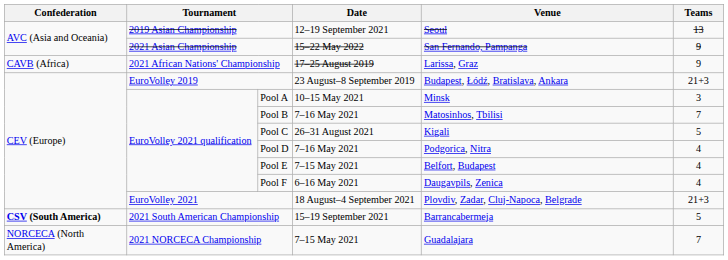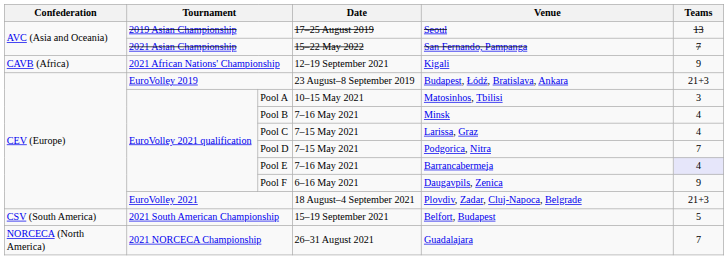(341, 30) 12–19 September 2021 -> (334, 30) 17–25 August 2019
(698, 47) 9 -> (698, 47) 7
(334, 64) 17–25 August 2019 -> (341, 64) 12–19 September 2021
(451, 64) Larissa, Graz -> (437, 64) Kigali
(437, 98) Minsk -> (463, 98) Matosinhos, Tbilisi
(463, 115) Matosinhos, Tbilisi -> (437, 115) Minsk
(698, 115) 7 -> (698, 115) 4
(334, 132) 26–31 August 2021 -> (327, 132) 7–15 May 2021
(437, 132) Kigali -> (451, 132) Larissa, Graz
(698, 132) 5 -> (698, 132) 4
(327, 149) 7–16 May 2021 -> (327, 149) 7–15 May 2021
(698, 149) 4 -> (698, 149) 7
(327, 166) 7–15 May 2021 -> (327, 166) 7–16 May 2021
(460, 166) Belfort, Budapest -> (459, 166) Barrancabermeja
(698, 166) no background -> (698, 166) lavender background
(698, 183) 4 -> (698, 183) 9
(54, 217) bold -> (51, 217) normal
(459, 217) Barrancabermeja -> (460, 217) Belfort, Budapest
(327, 240) 7–15 May 2021 -> (334, 240) 26–31 August 2021
